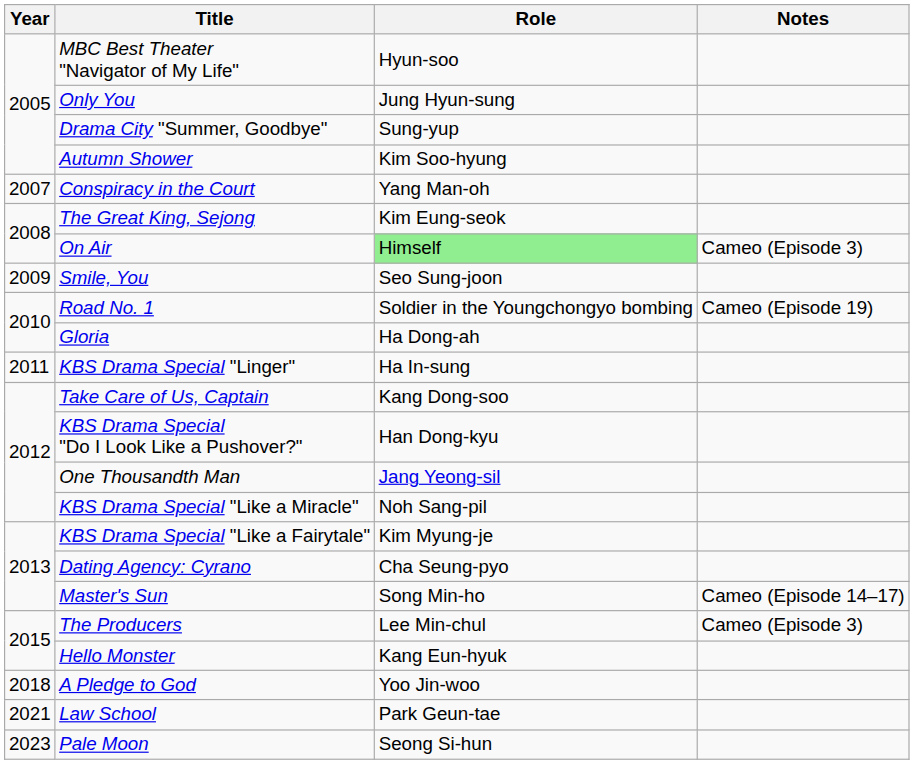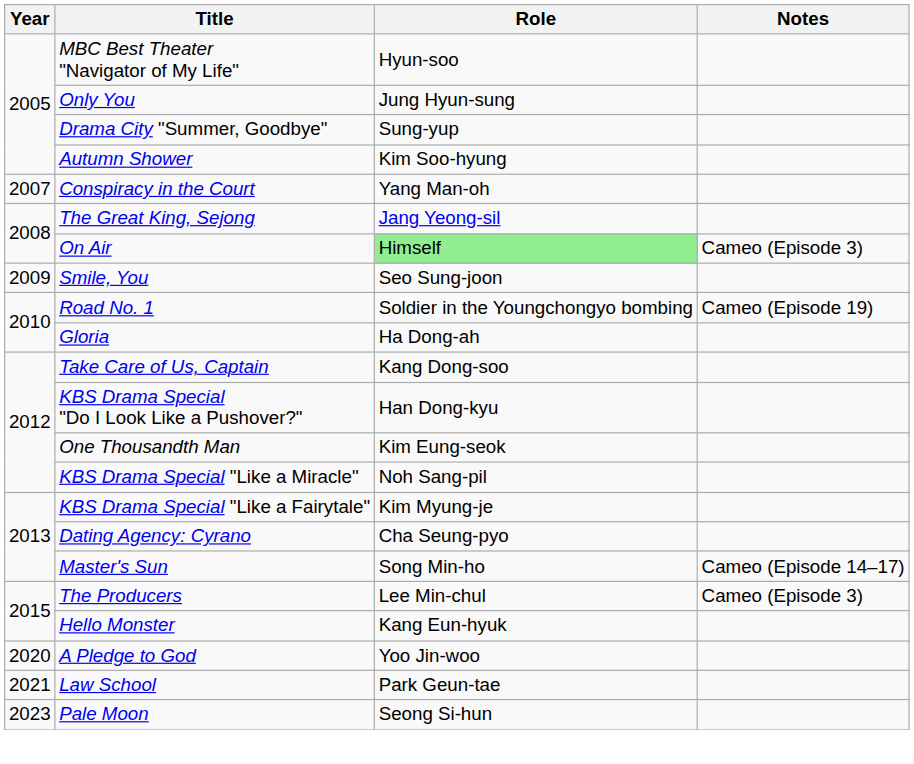(442, 218) Kim Eung-seok -> (440, 218) Jang Yeong-sil
- row: (177, 366)
(440, 477) Jang Yeong-sil -> (442, 447) Kim Eung-seok
(30, 684) 2018 -> (30, 655) 2020
